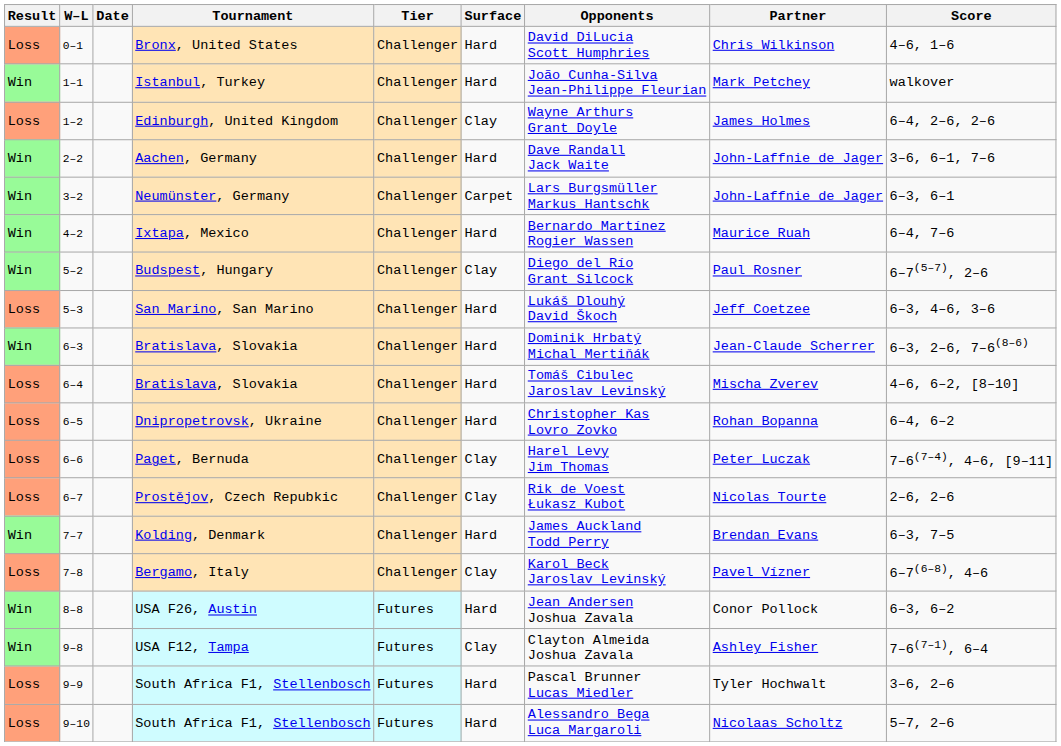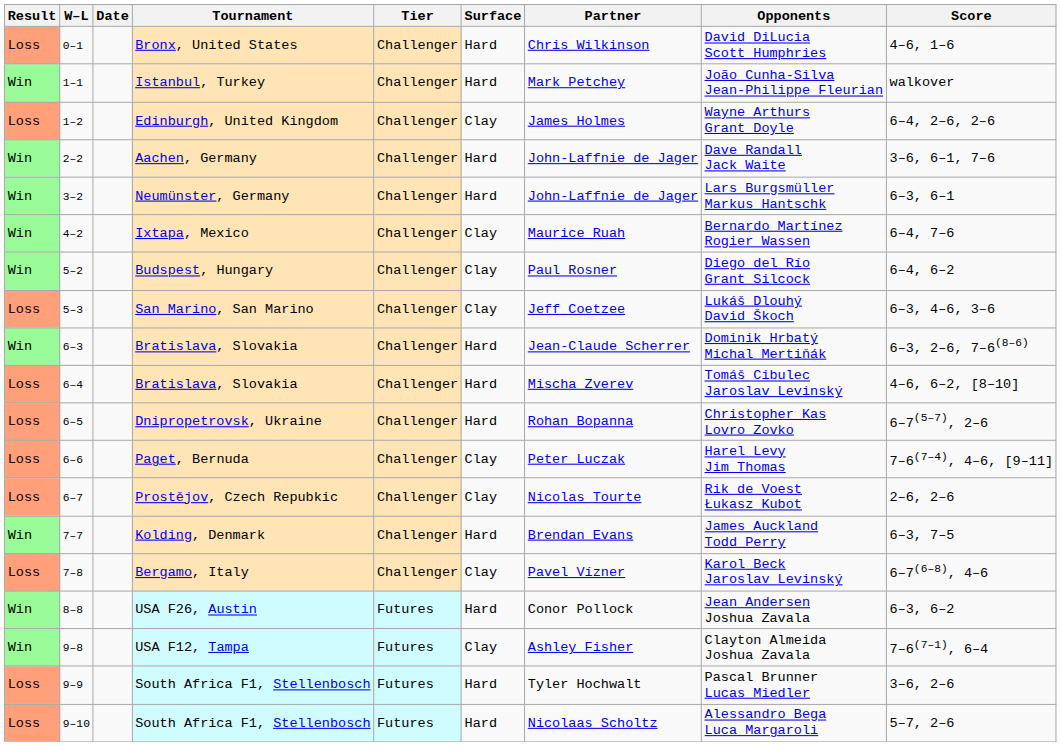columns swapped: (798, 16) <-> (617, 16)
(489, 196) Carpet -> (481, 196) Hard
(481, 234) Hard -> (481, 234) Clay
(939, 271) 6–7(5–7), 2–6 -> (922, 271) 6–4, 6–2
(481, 309) Hard -> (481, 309) Clay
(922, 422) 6–4, 6–2 -> (939, 422) 6–7(5–7), 2–6
